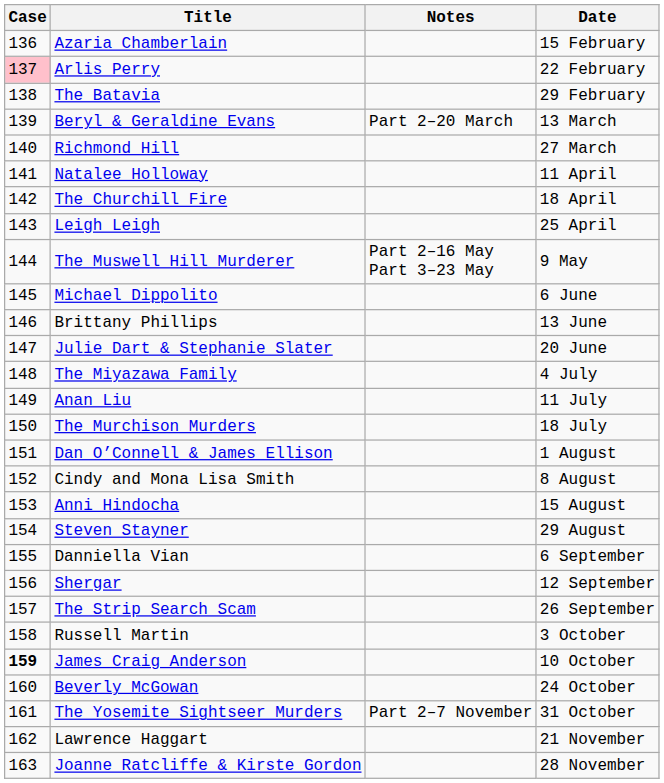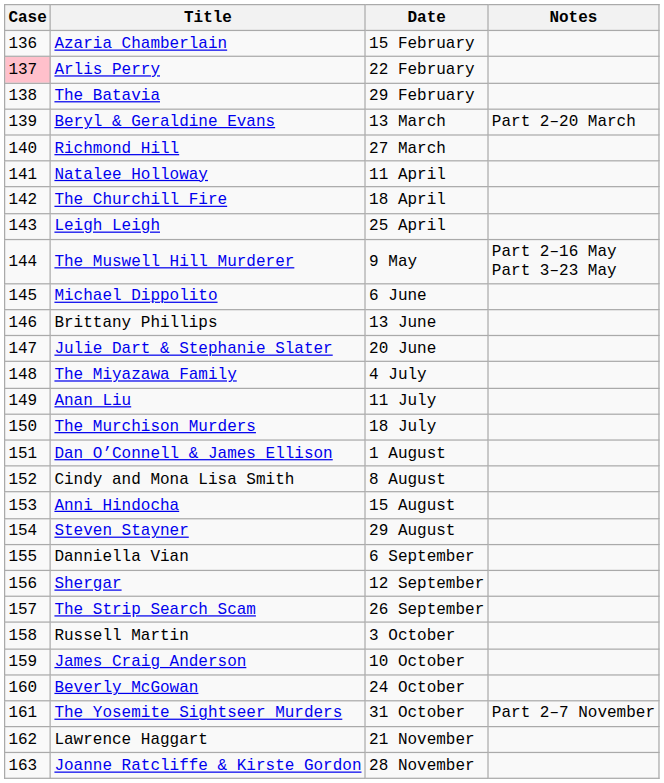columns swapped: (597, 18) <-> (451, 18)
(23, 662) bold -> (23, 662) normal
